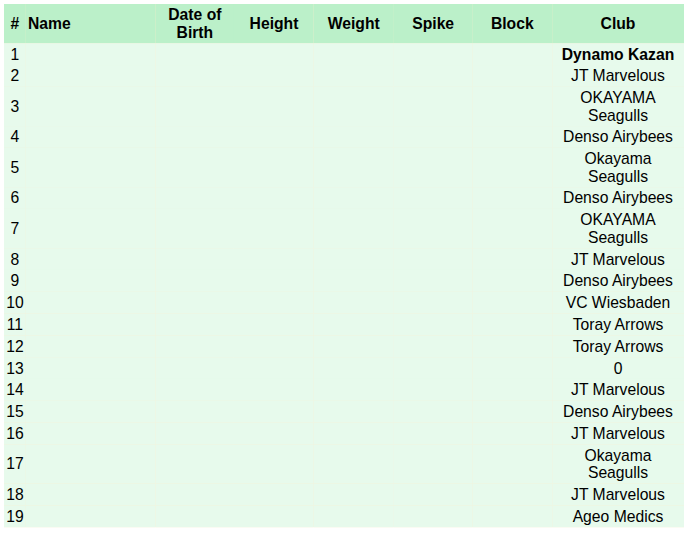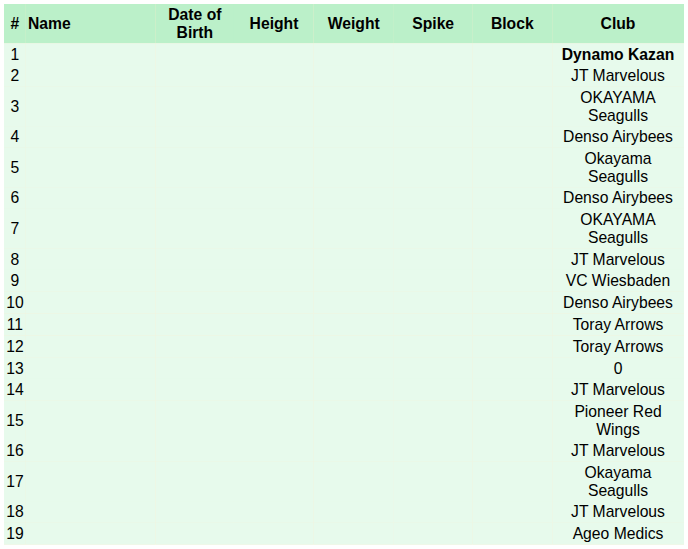(618, 281) Denso Airybees -> (618, 281) VC Wiesbaden
(618, 303) VC Wiesbaden -> (618, 303) Denso Airybees
(618, 412) Denso Airybees -> (618, 420) Pioneer Red Wings
